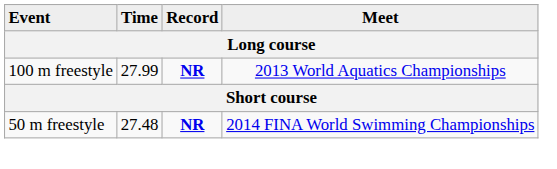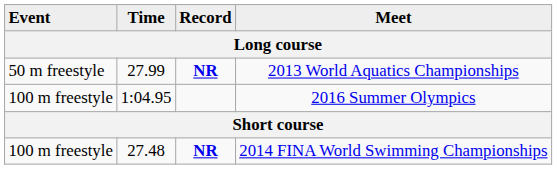(61, 71) 100 m freestyle -> (56, 71) 50 m freestyle
+ row: (393, 97)
(56, 124) 50 m freestyle -> (61, 151) 100 m freestyle
